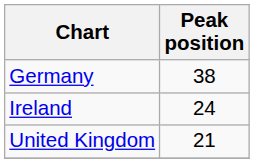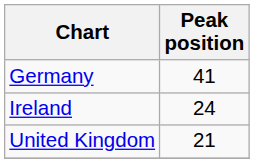(204, 76) 38 -> (204, 76) 41
